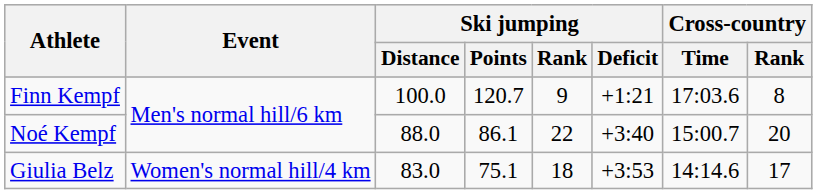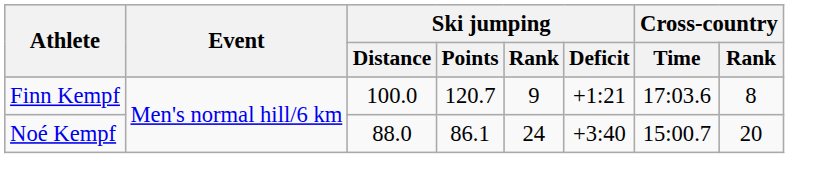(562, 133) 22 -> (534, 133) 24
- row: (62, 170)
